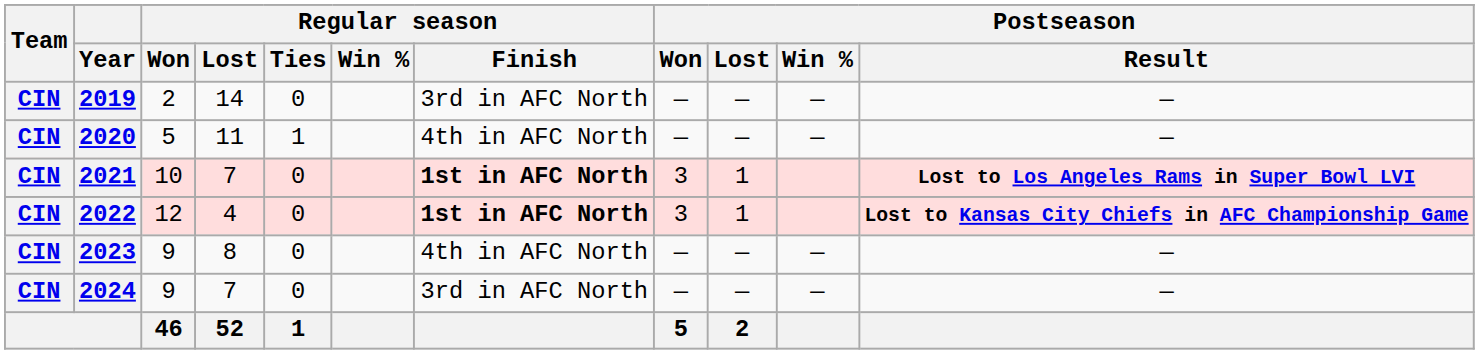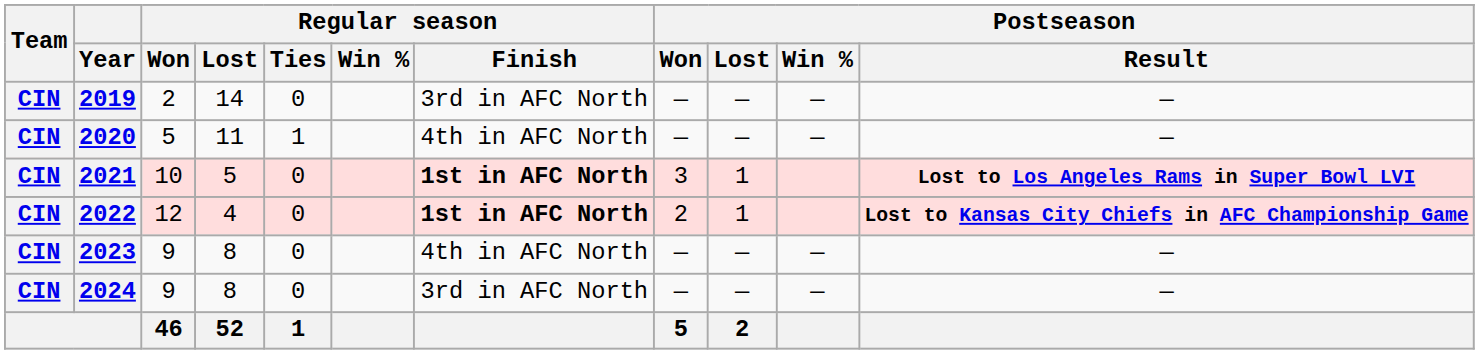(230, 178) 7 -> (230, 178) 5
(681, 216) 3 -> (681, 216) 2
(230, 292) 7 -> (230, 292) 8
